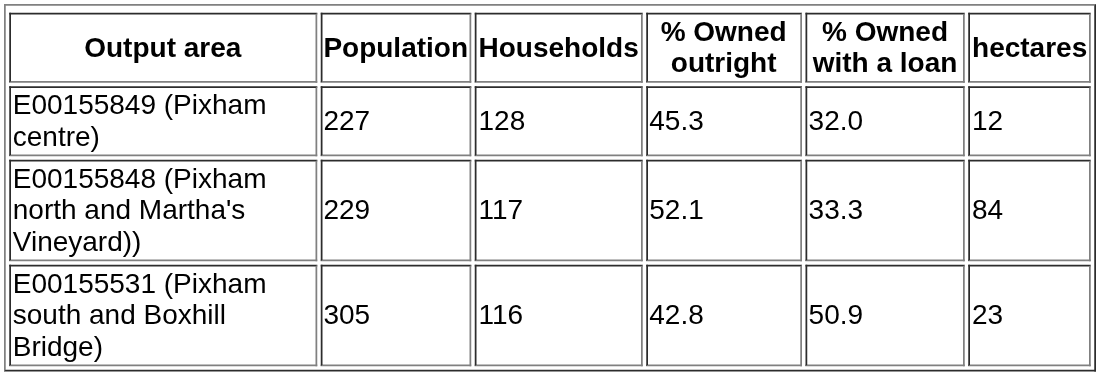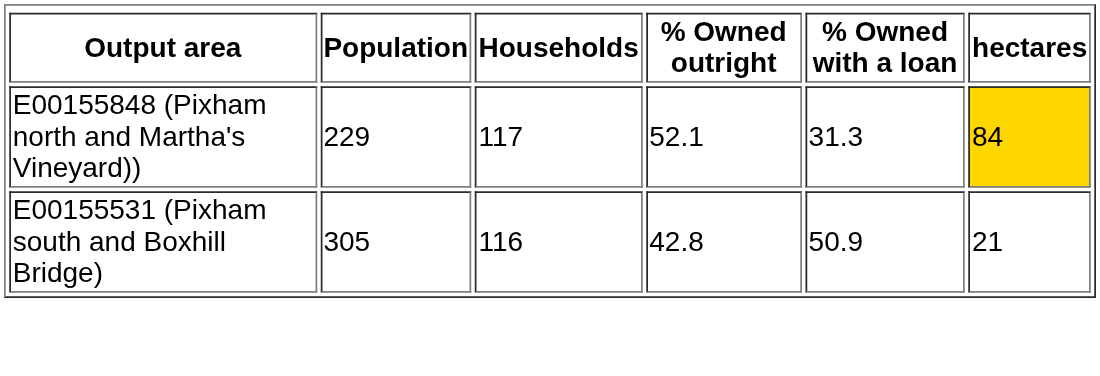- row: (140, 120)
(836, 210) 33.3 -> (836, 136) 31.3
(988, 210) no background -> (988, 136) gold background
(988, 315) 23 -> (988, 241) 21
